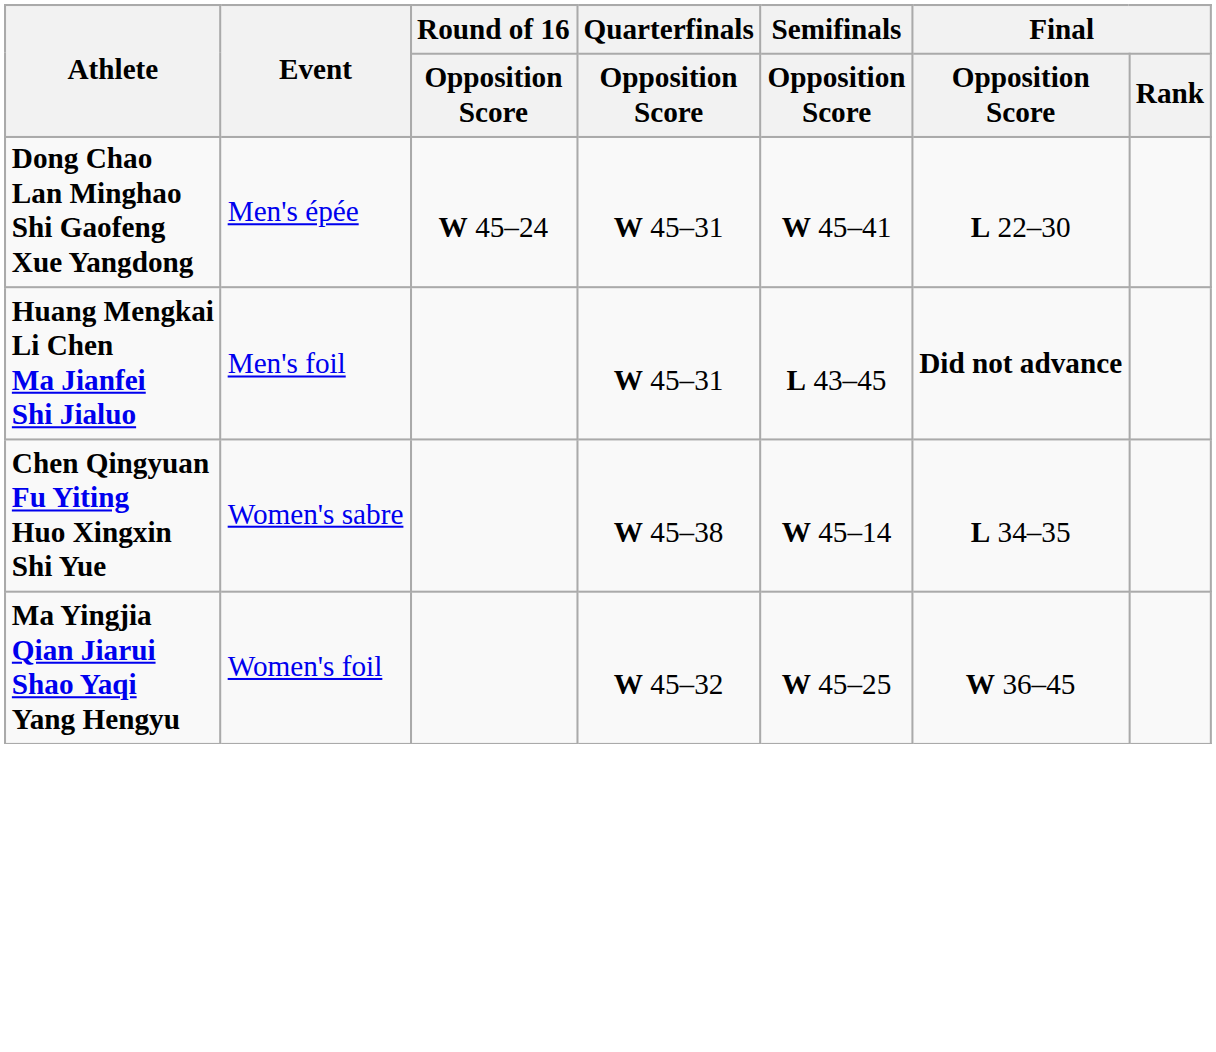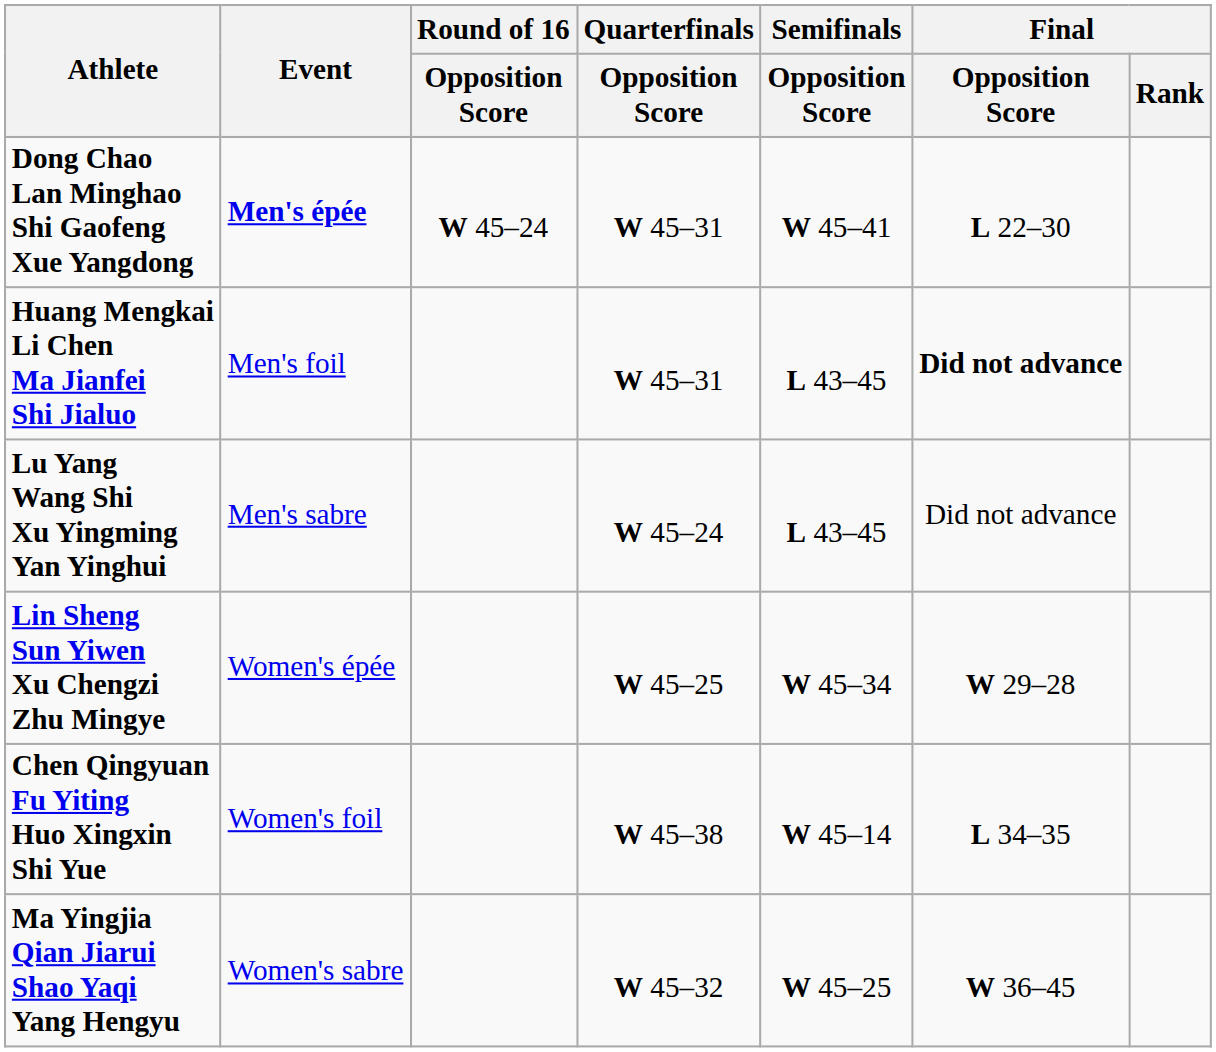(293, 211) normal -> (297, 211) bold
+ row: (95, 515)
+ row: (89, 666)
(316, 515) Women's sabre -> (305, 818) Women's foil
(305, 666) Women's foil -> (316, 970) Women's sabre
